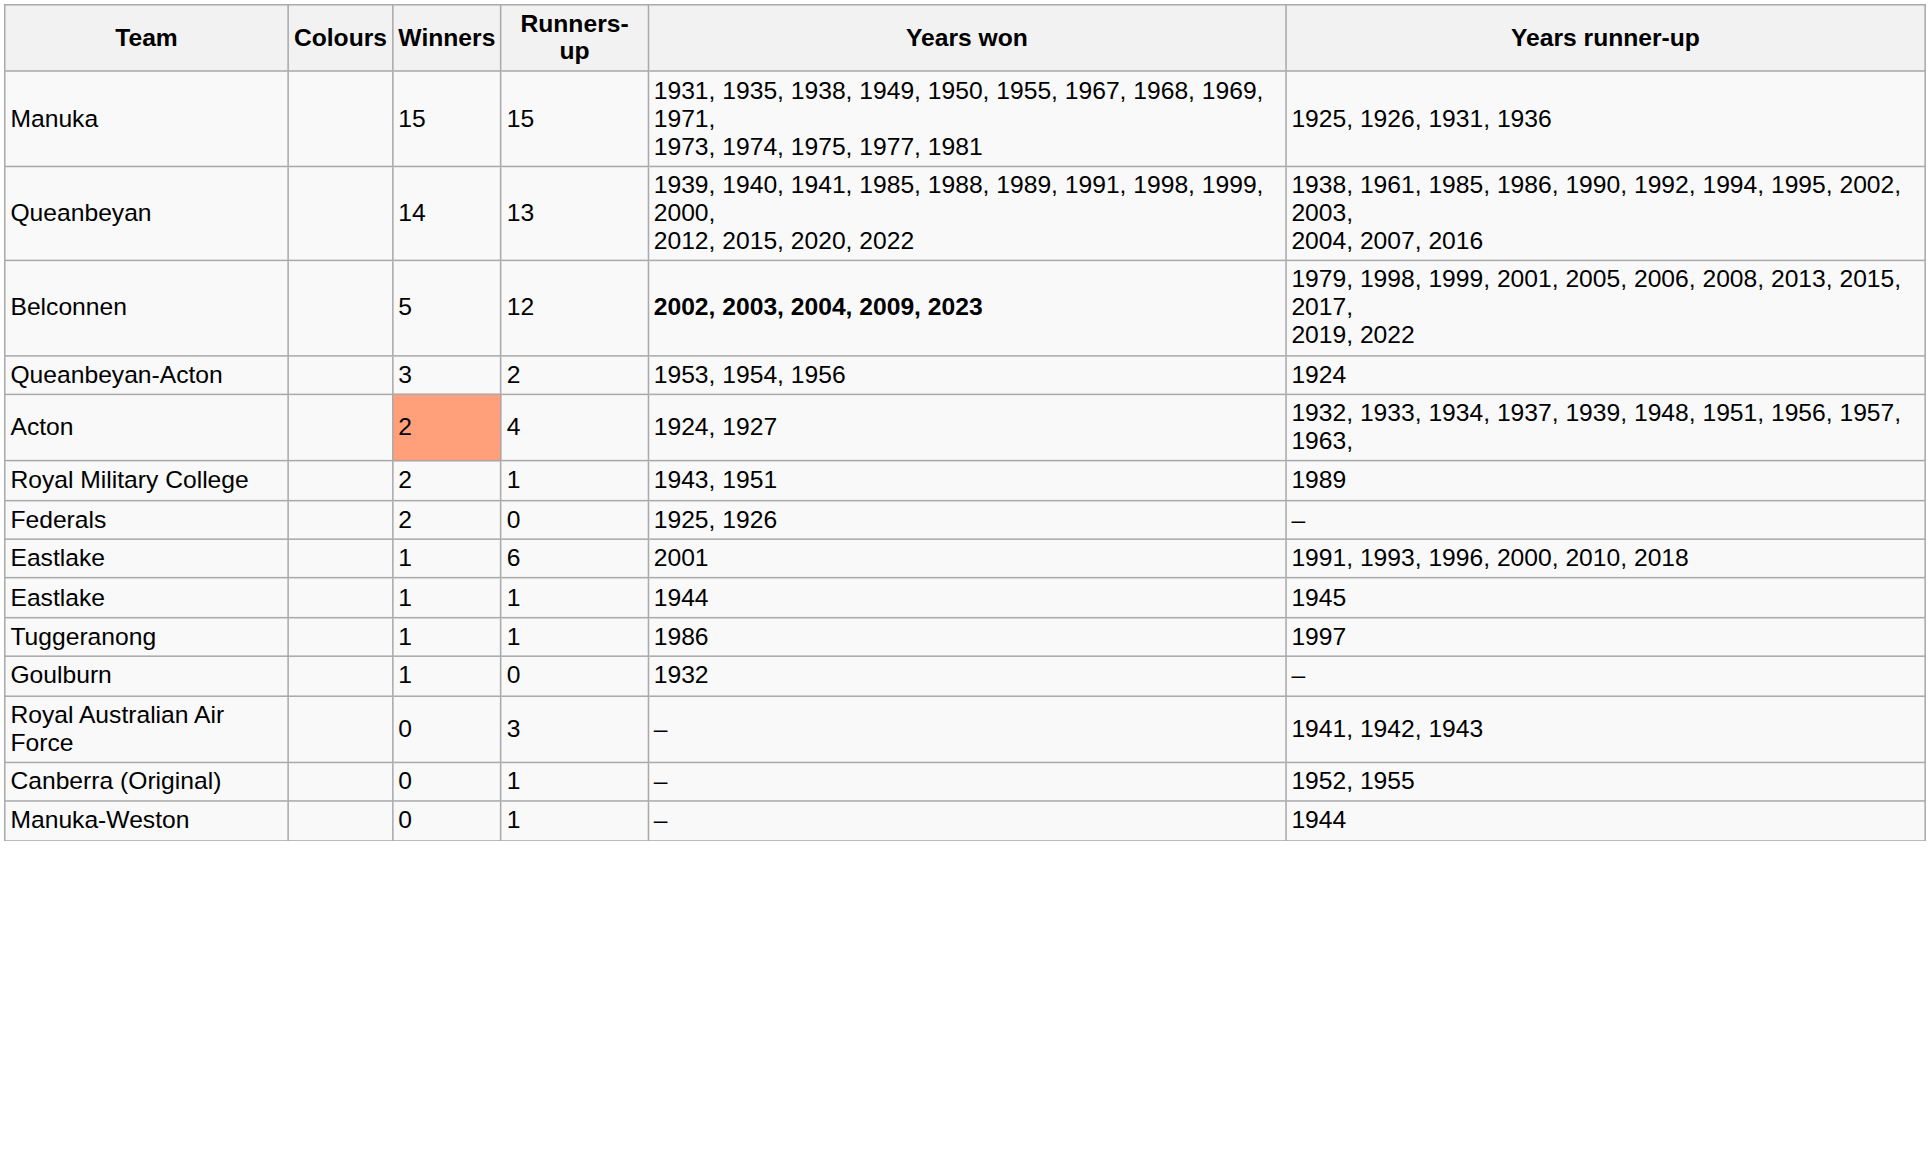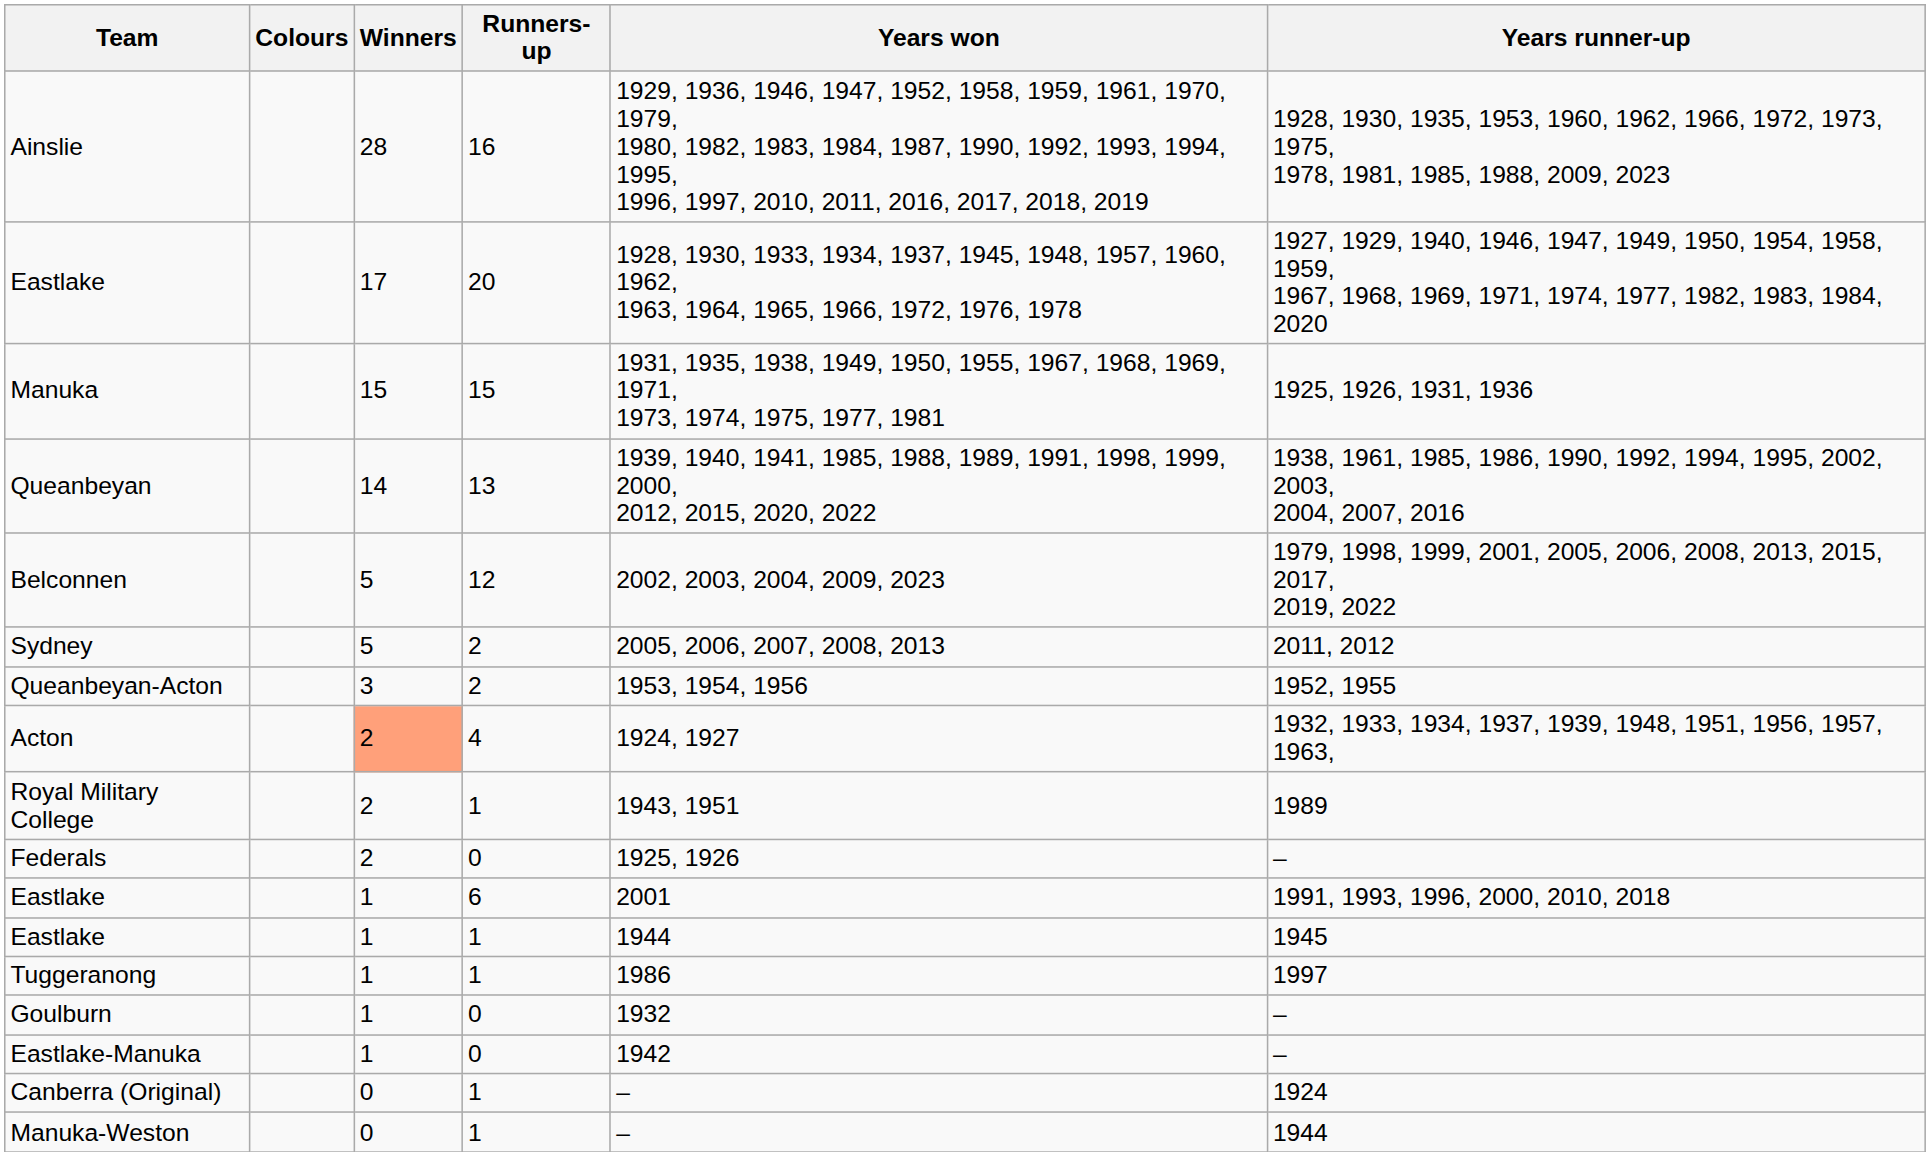+ row: (47, 146)
+ row: (58, 282)
(818, 307) bold -> (781, 579) normal
+ row: (52, 646)
(1319, 374) 1924 -> (1335, 685) 1952, 1955
+ row: (106, 1053)
- row: (117, 728)
(1353, 781) 1952, 1955 -> (1300, 1092) 1924
